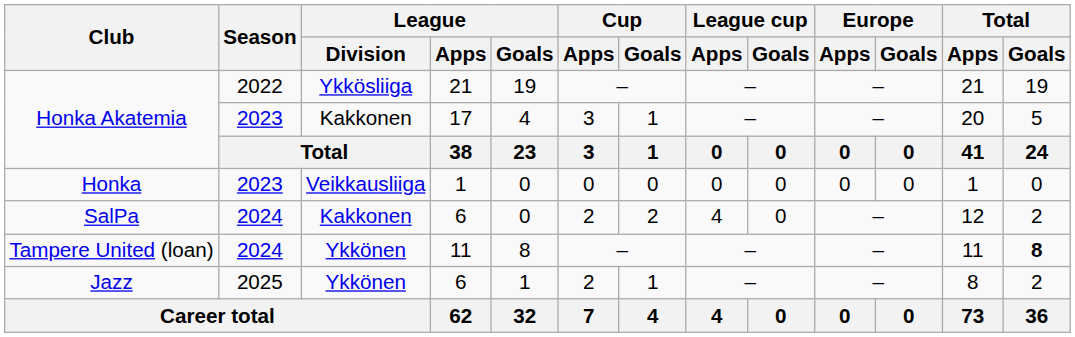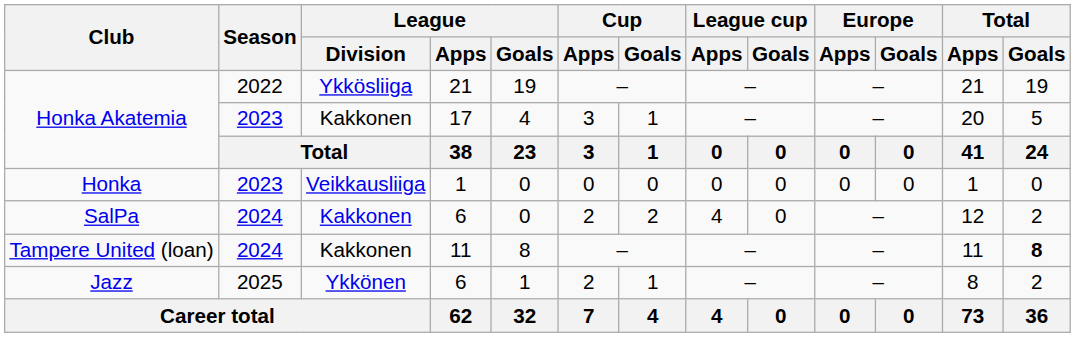(366, 250) Ykkönen -> (366, 250) Kakkonen
